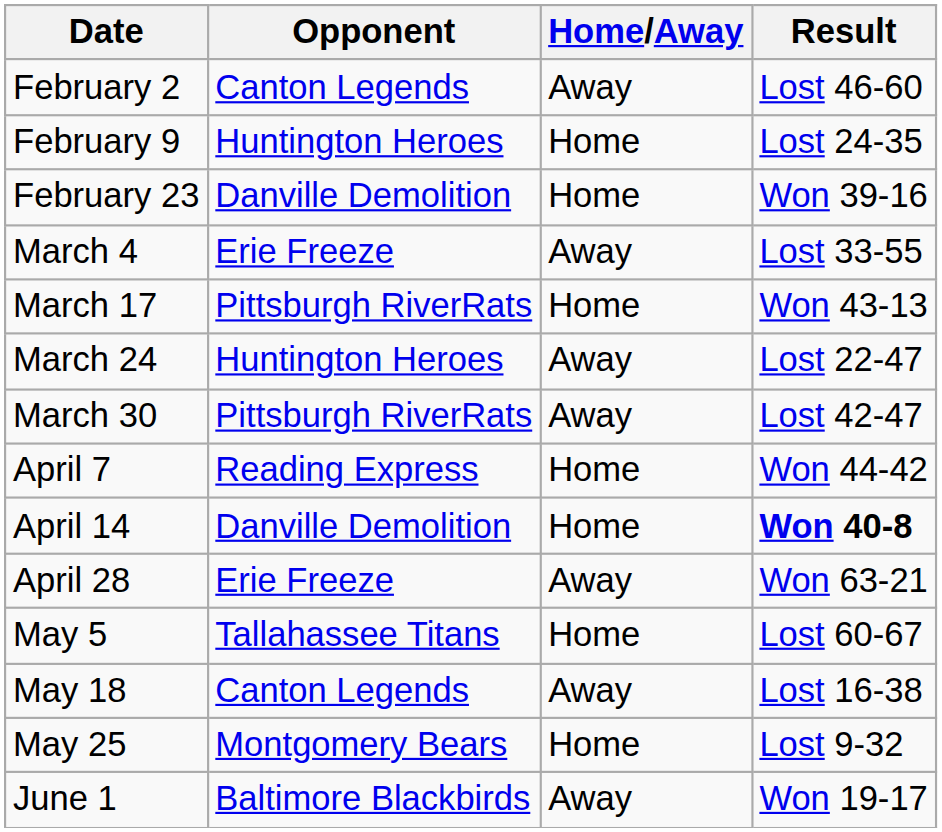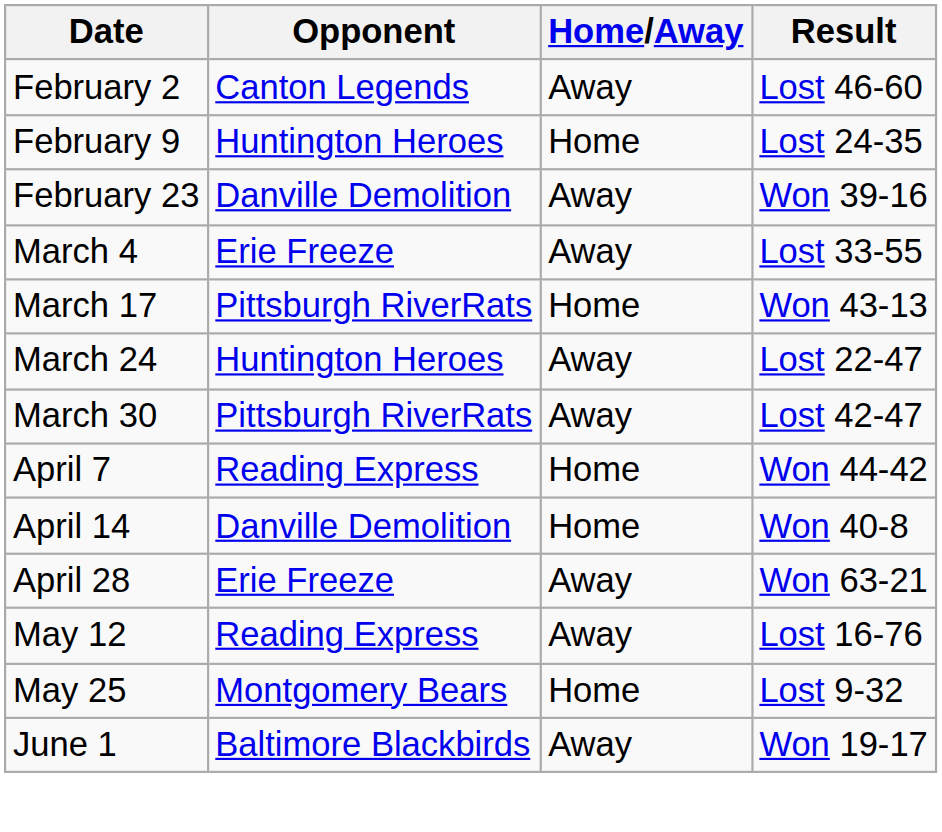(594, 196) Home -> (590, 196) Away
(836, 525) bold -> (834, 525) normal
- row: (60, 634)
+ row: (70, 634)
- row: (70, 689)
